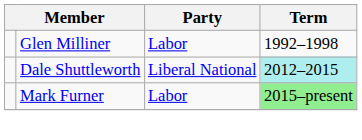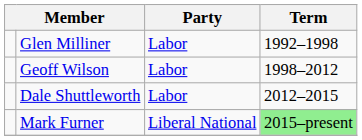+ row: (64, 69)
(202, 69) Liberal National -> (168, 95) Labor
(301, 69) paleturquoise background -> (301, 95) no background
(168, 95) Labor -> (202, 122) Liberal National
